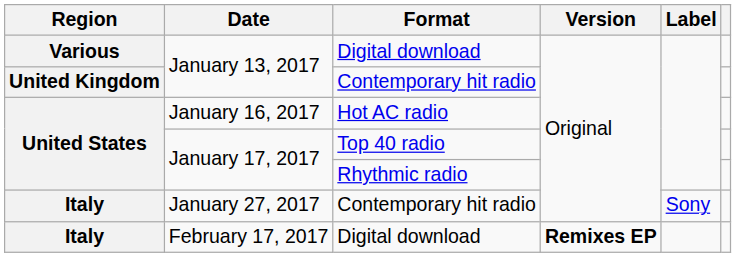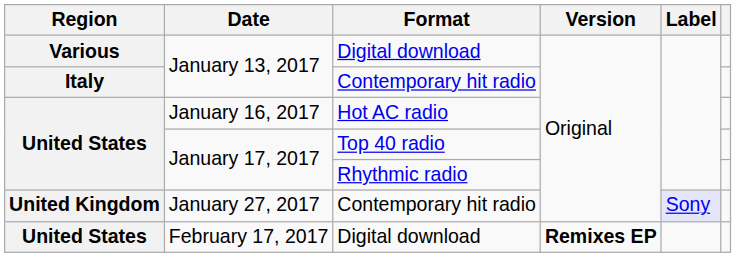(84, 81) United Kingdom -> (84, 81) Italy
(84, 205) Italy -> (84, 205) United Kingdom
(688, 205) no background -> (688, 205) lavender background
(84, 236) Italy -> (84, 236) United States
